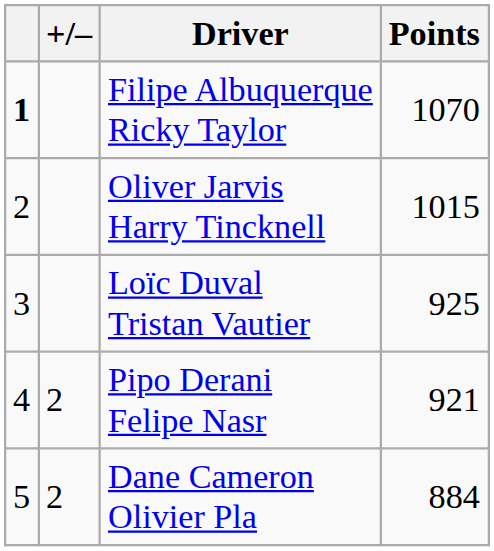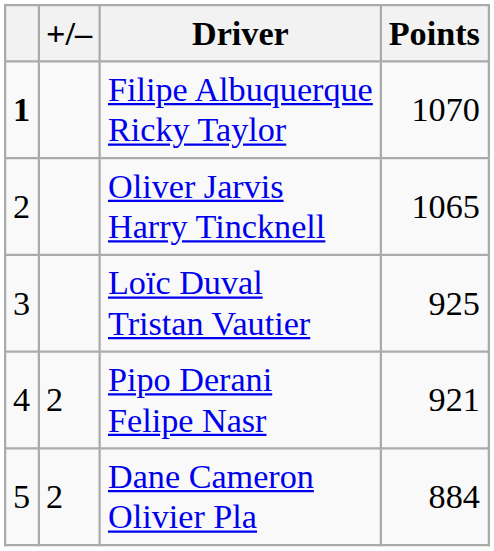(446, 206) 1015 -> (446, 206) 1065
